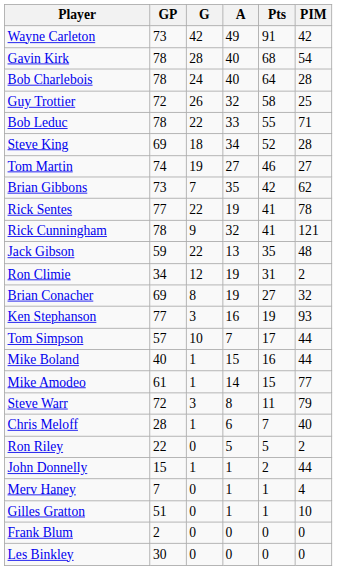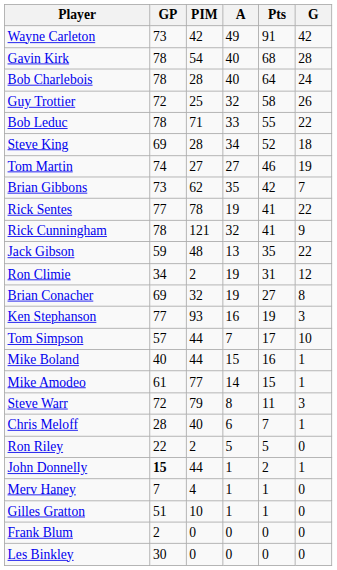columns swapped: (204, 15) <-> (313, 15)
(160, 468) normal -> (160, 468) bold
